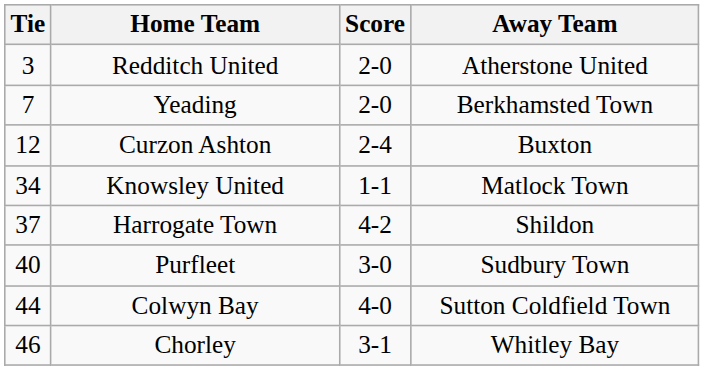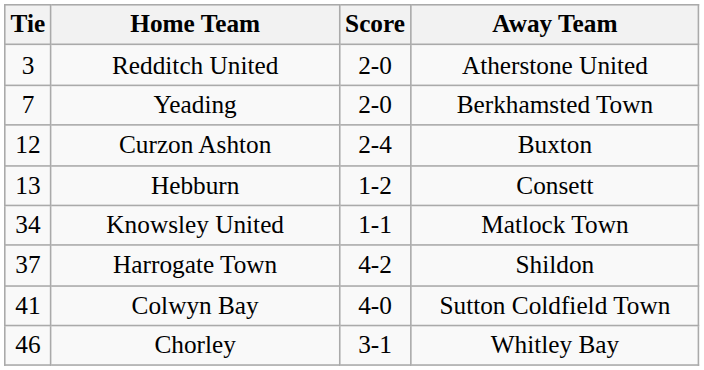+ row: (195, 184)
- row: (195, 265)
(28, 305) 44 -> (28, 305) 41
